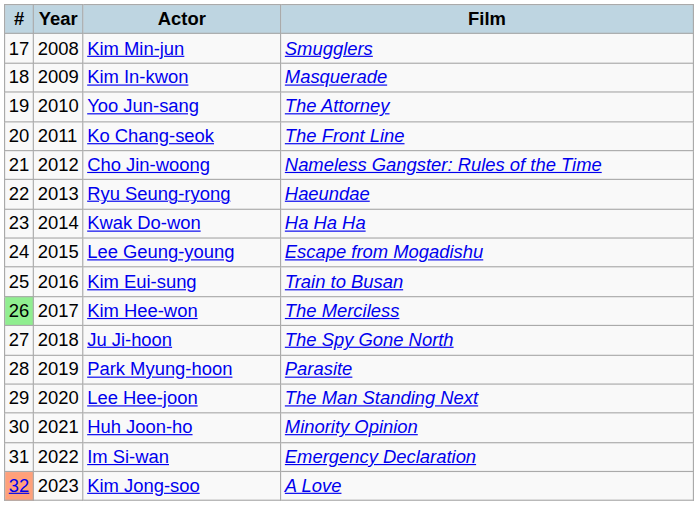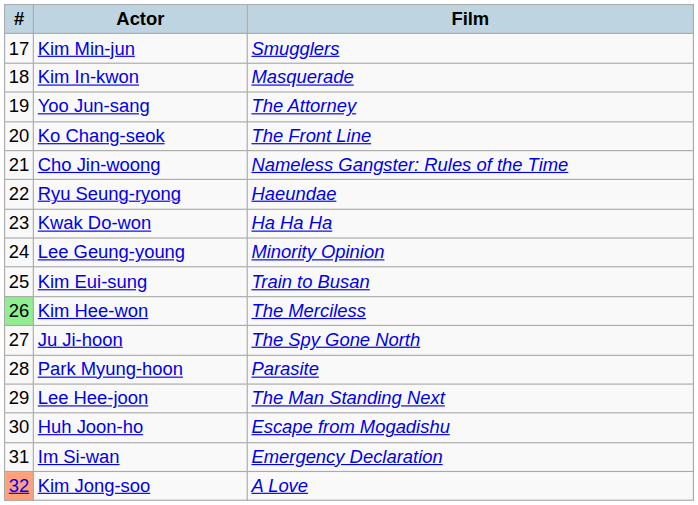- column: (58, 19)
(384, 252) Escape from Mogadishu -> (318, 252) Minority Opinion
(351, 427) Minority Opinion -> (351, 427) Escape from Mogadishu
